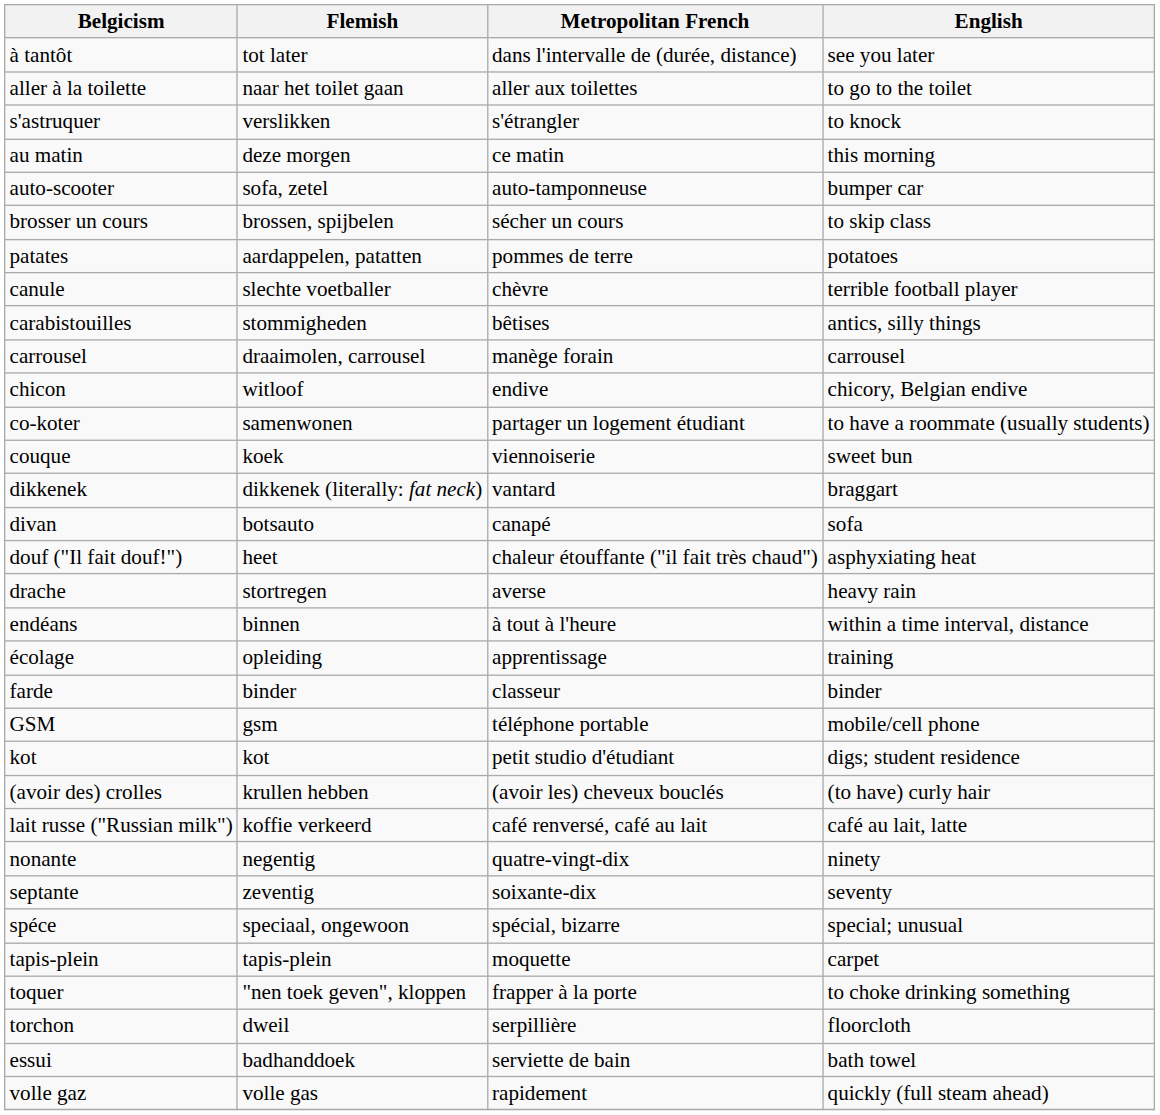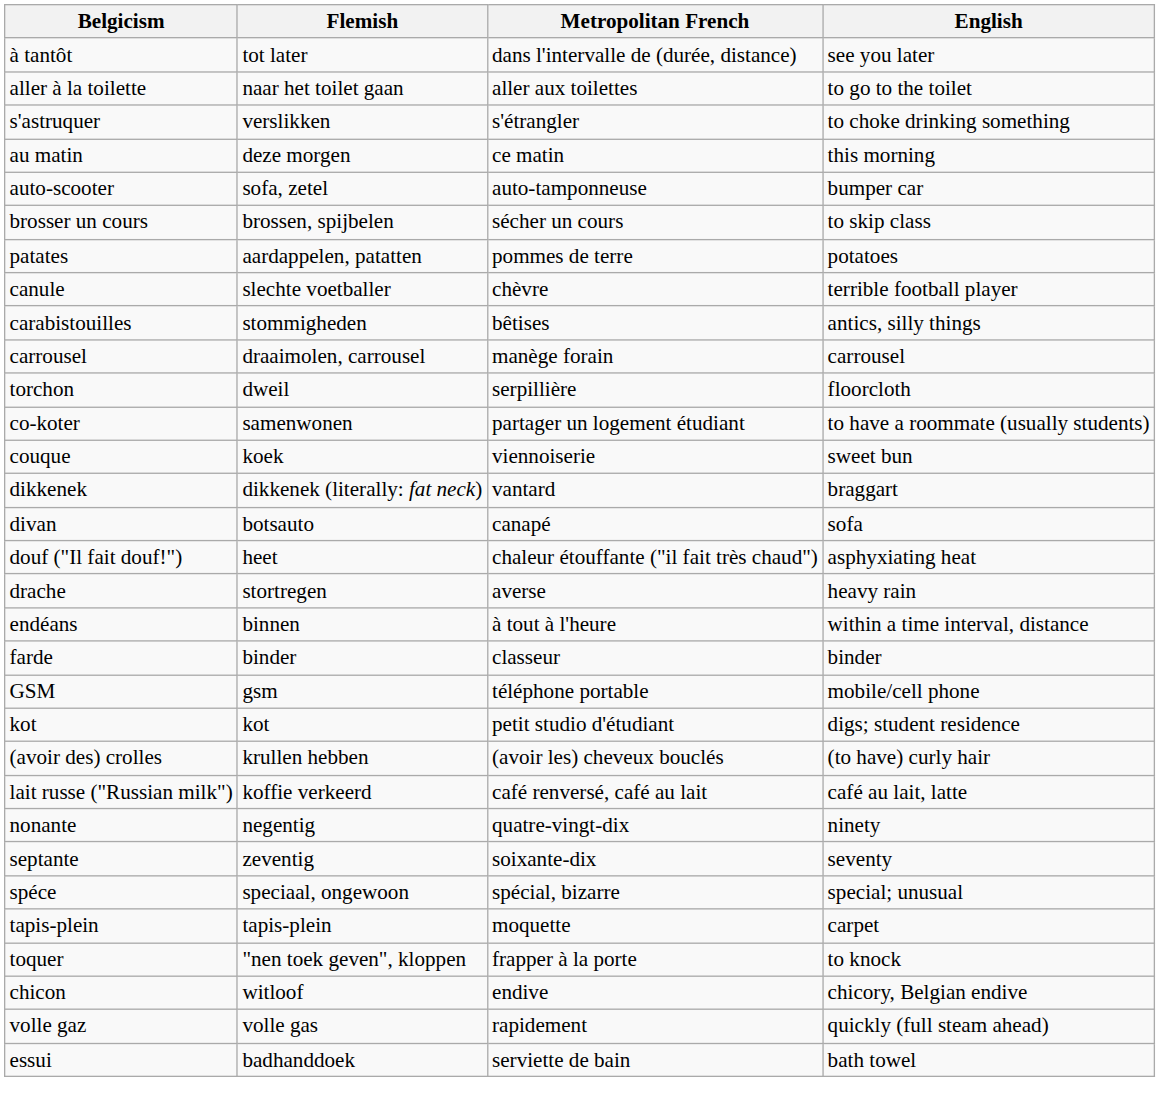(864, 121) to knock -> (949, 121) to choke drinking something
rows swapped: (38, 389) <-> (42, 1026)
- row: (42, 657)
(949, 992) to choke drinking something -> (864, 959) to knock
rows swapped: (31, 1059) <-> (48, 1093)
